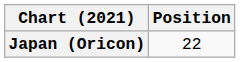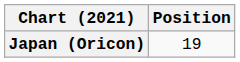(192, 44) 22 -> (192, 44) 19
